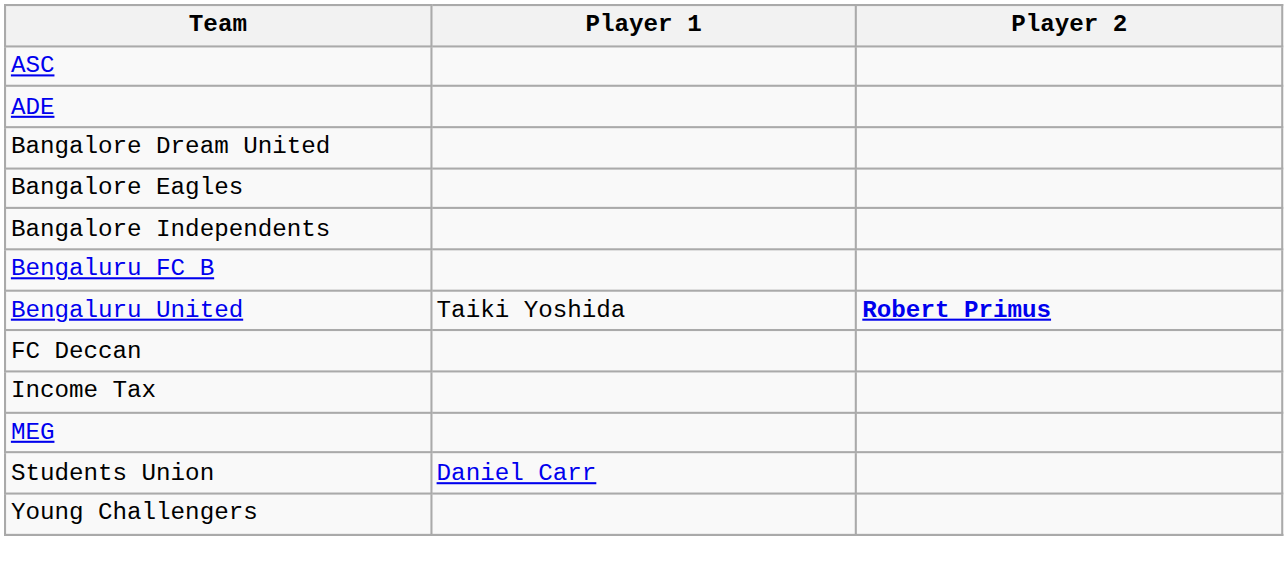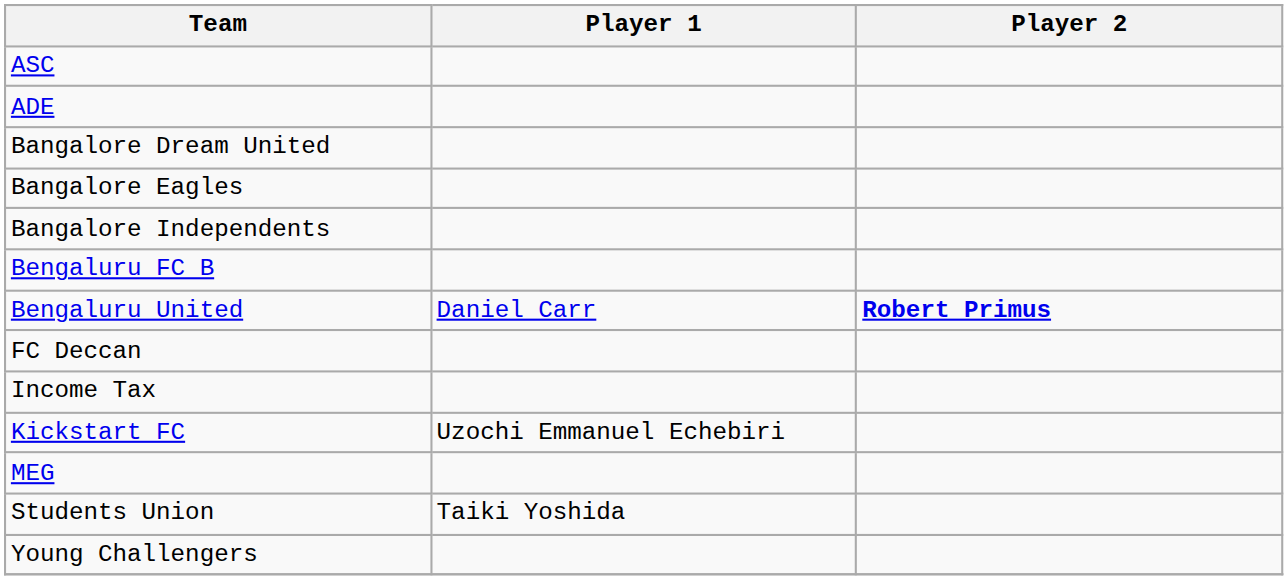(531, 310) Taiki Yoshida -> (516, 310) Daniel Carr
+ row: (98, 432)
(516, 473) Daniel Carr -> (531, 513) Taiki Yoshida
